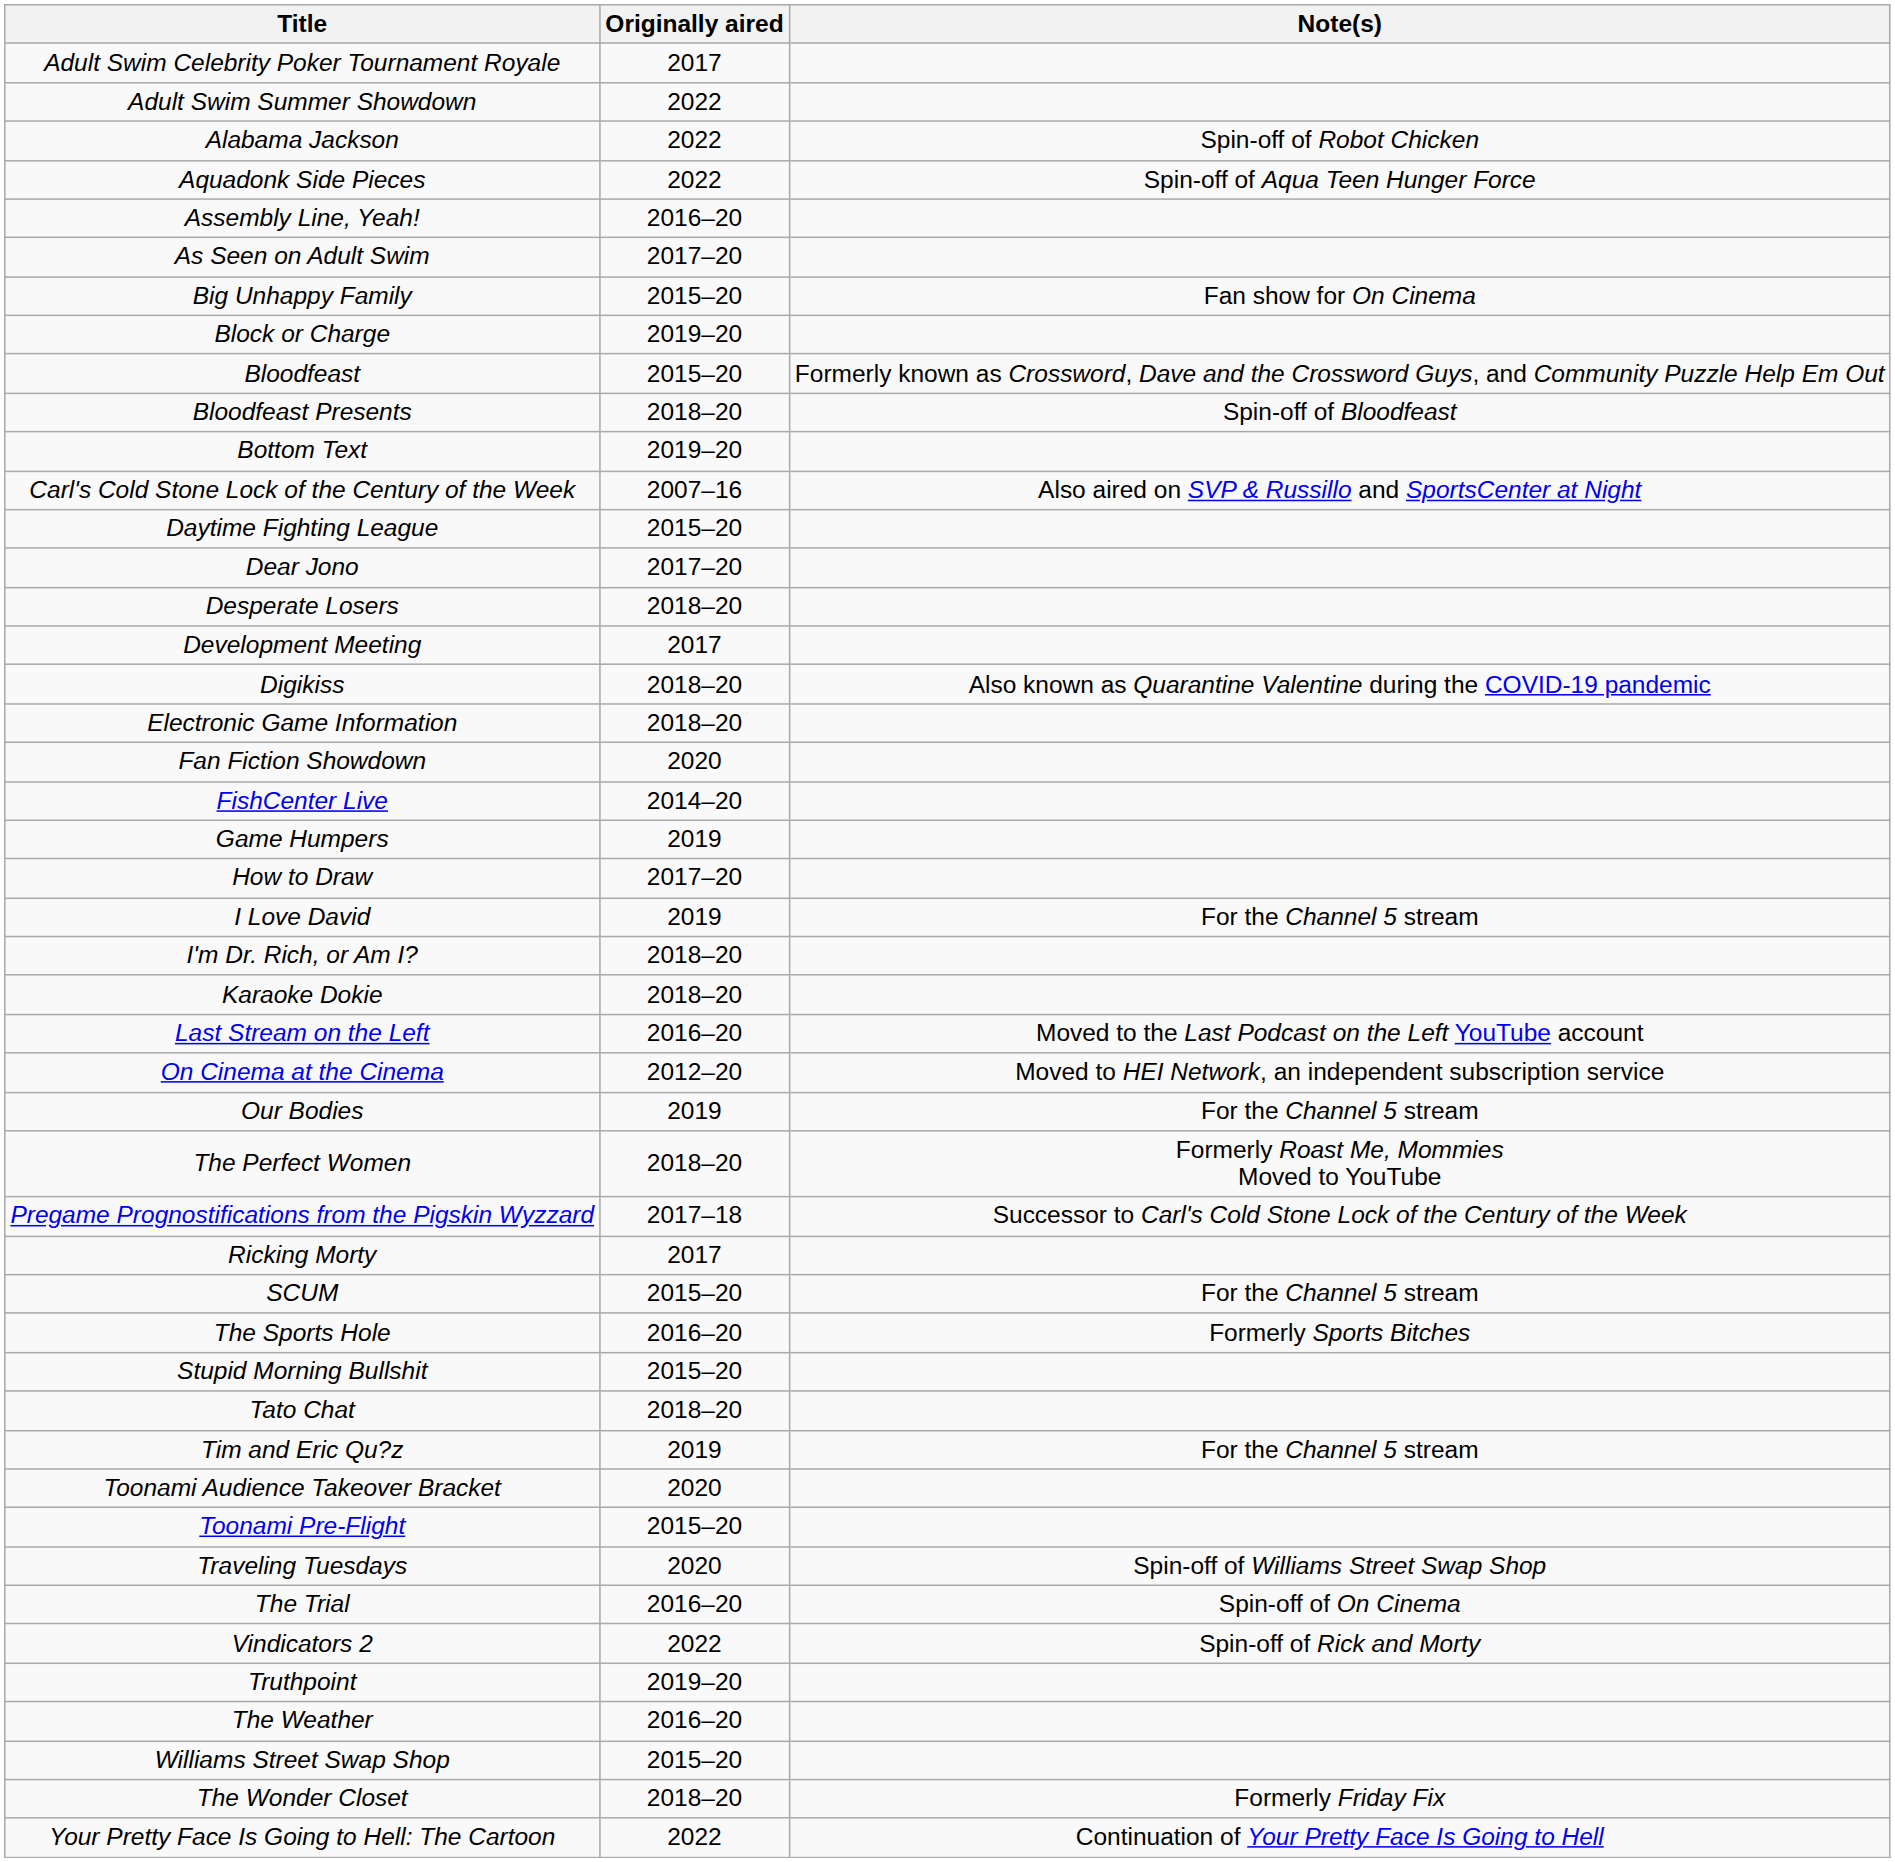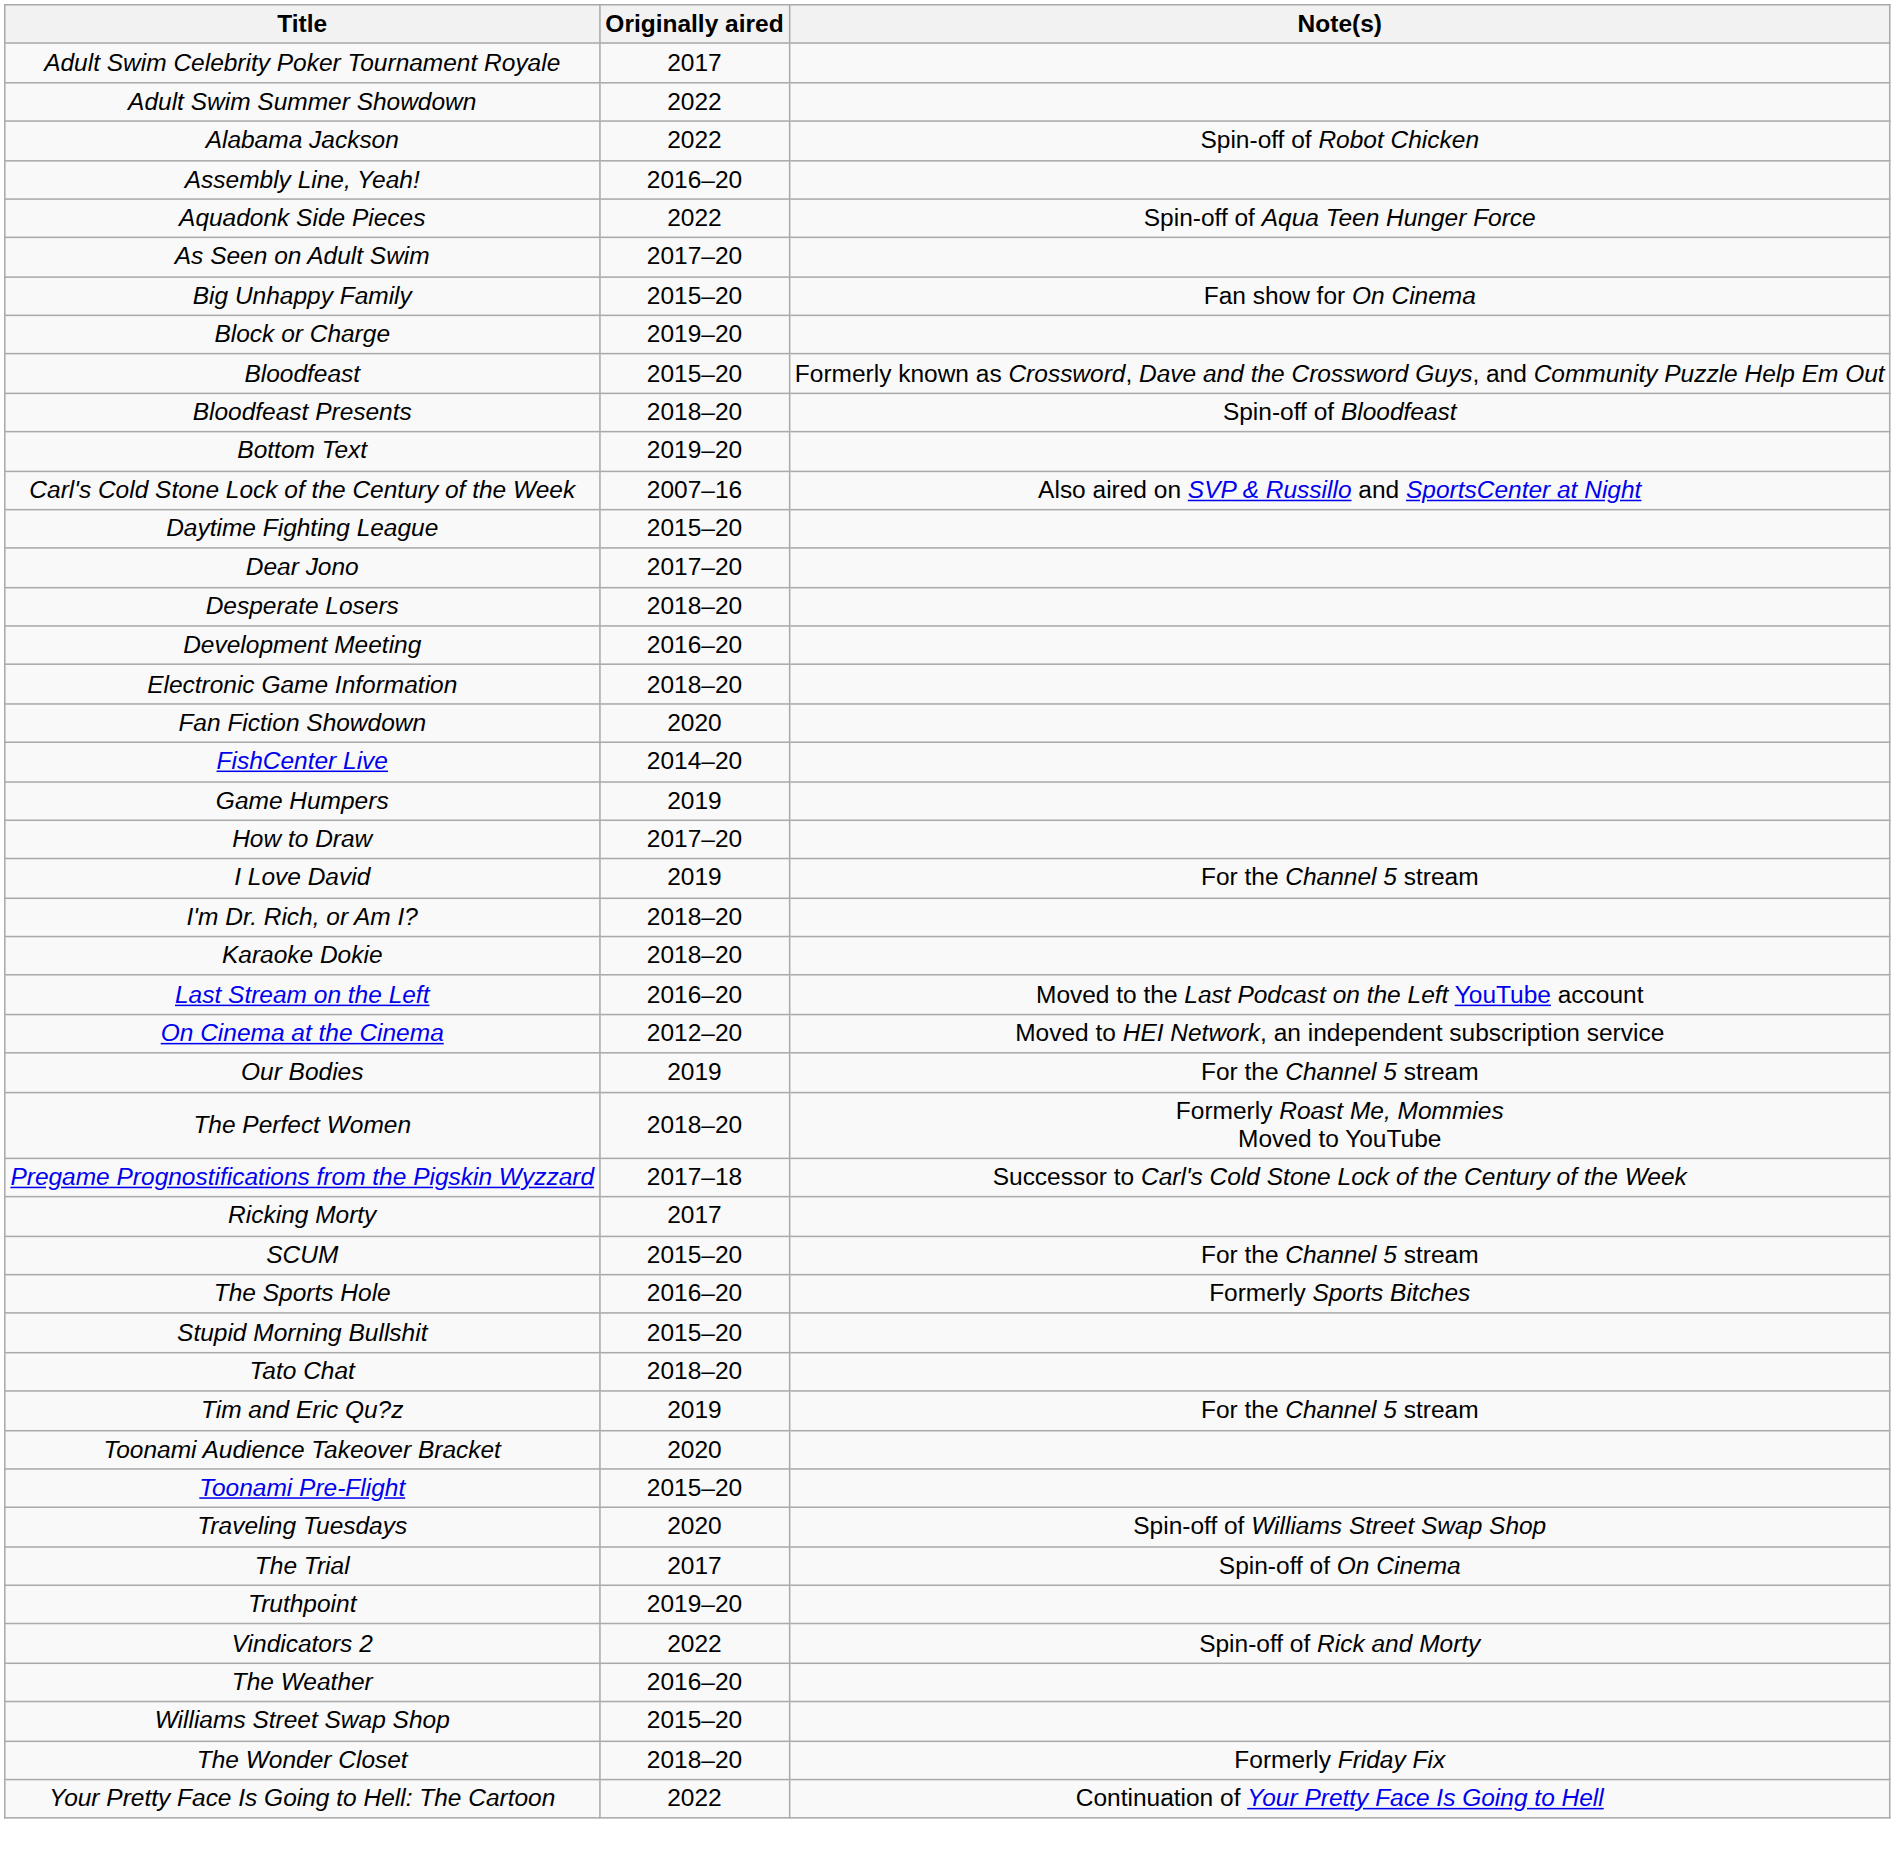rows swapped: (302, 179) <-> (302, 218)
(694, 645) 2017 -> (694, 645) 2016–20
- row: (302, 683)
(694, 1604) 2016–20 -> (694, 1565) 2017
rows swapped: (302, 1682) <-> (302, 1643)
